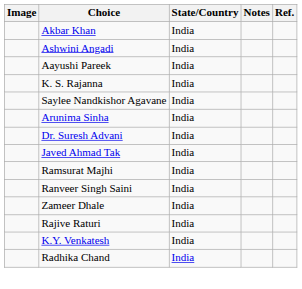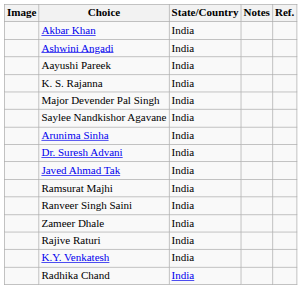+ row: (100, 100)
